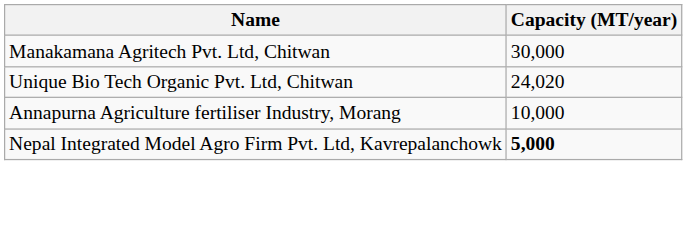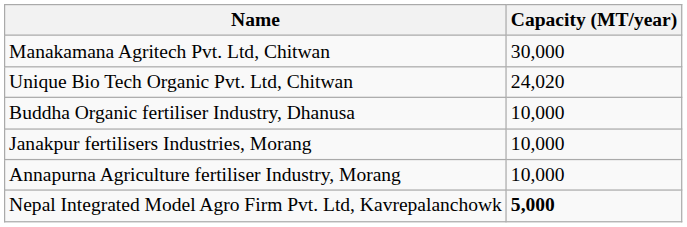+ row: (182, 112)
+ row: (160, 143)
